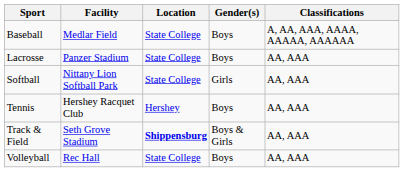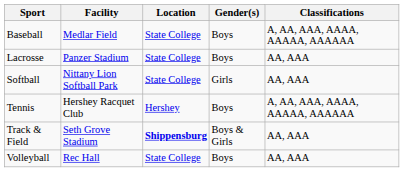(288, 107) AA, AAA -> (313, 107) A, AA, AAA, AAAA, AAAAA, AAAAAA
